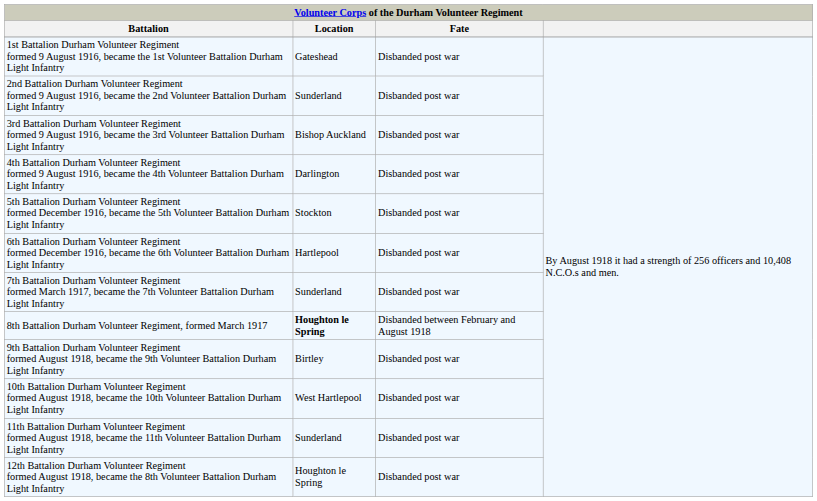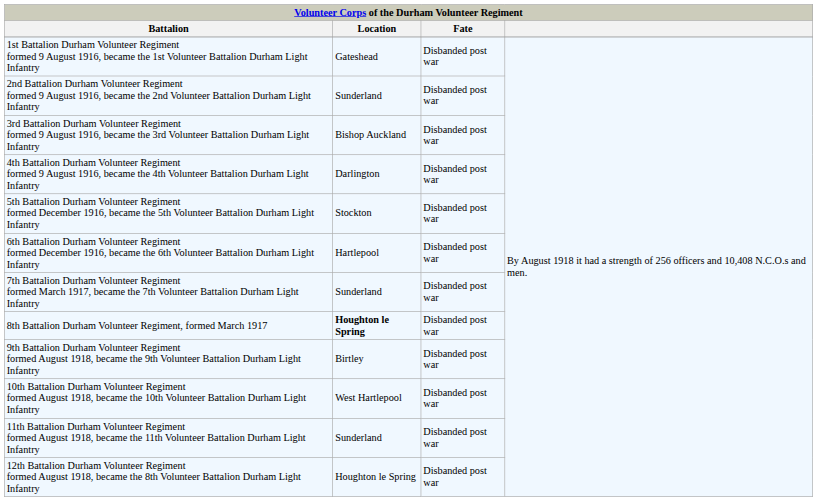(447, 325) Disbanded between February and August 1918 -> (455, 325) Disbanded post war
